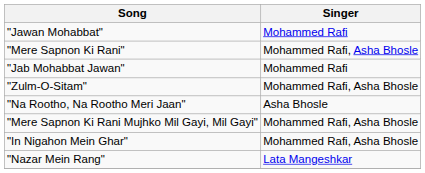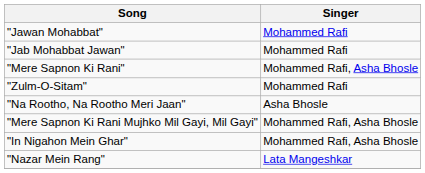rows swapped: (66, 68) <-> (66, 50)
(341, 86) Mohammed Rafi, Asha Bhosle -> (305, 86) Mohammed Rafi
